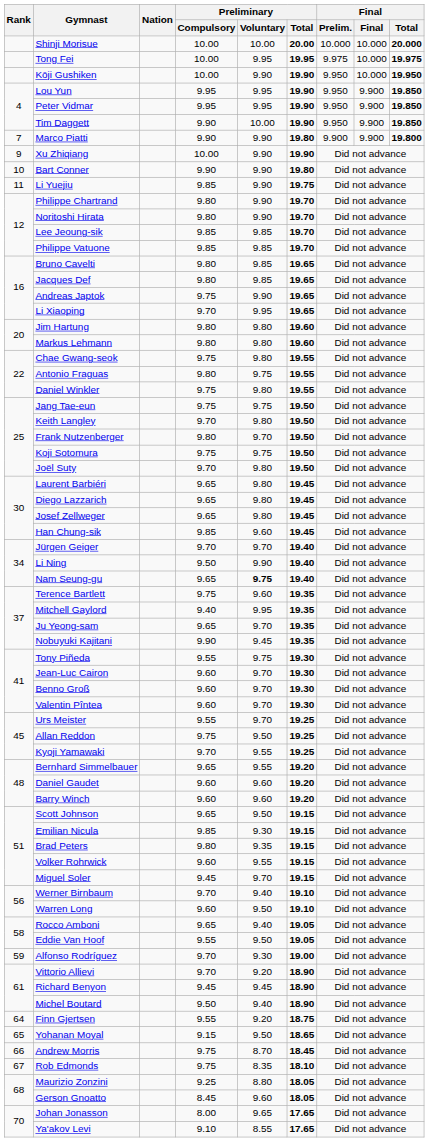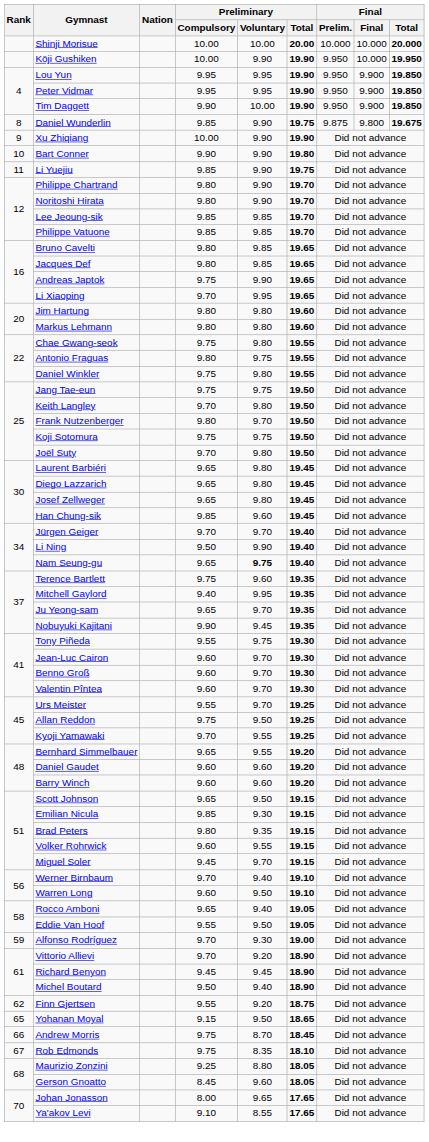- row: (54, 59)
- row: (62, 138)
+ row: (73, 122)
(19, 1019) 64 -> (19, 1003) 62
